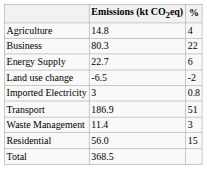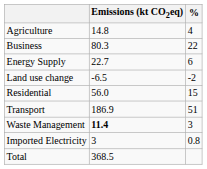rows swapped: (29, 140) <-> (47, 93)
(100, 125) normal -> (100, 125) bold
